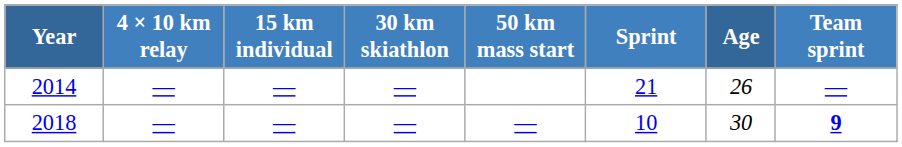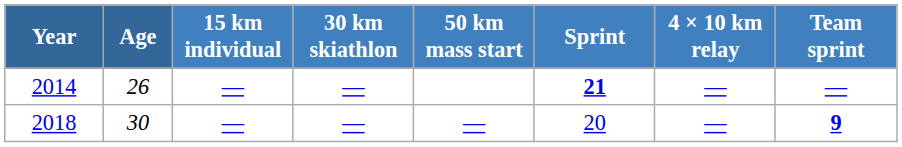columns swapped: (741, 36) <-> (164, 36)
(646, 86) normal -> (595, 86) bold
(646, 123) 10 -> (595, 123) 20
